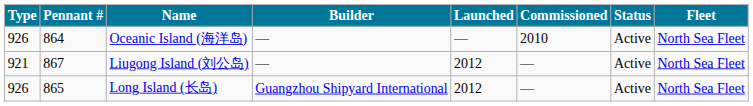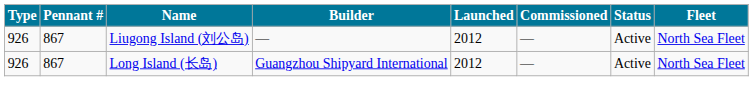- row: (178, 38)
(18, 63) 921 -> (18, 38) 926
(54, 88) 865 -> (54, 63) 867
